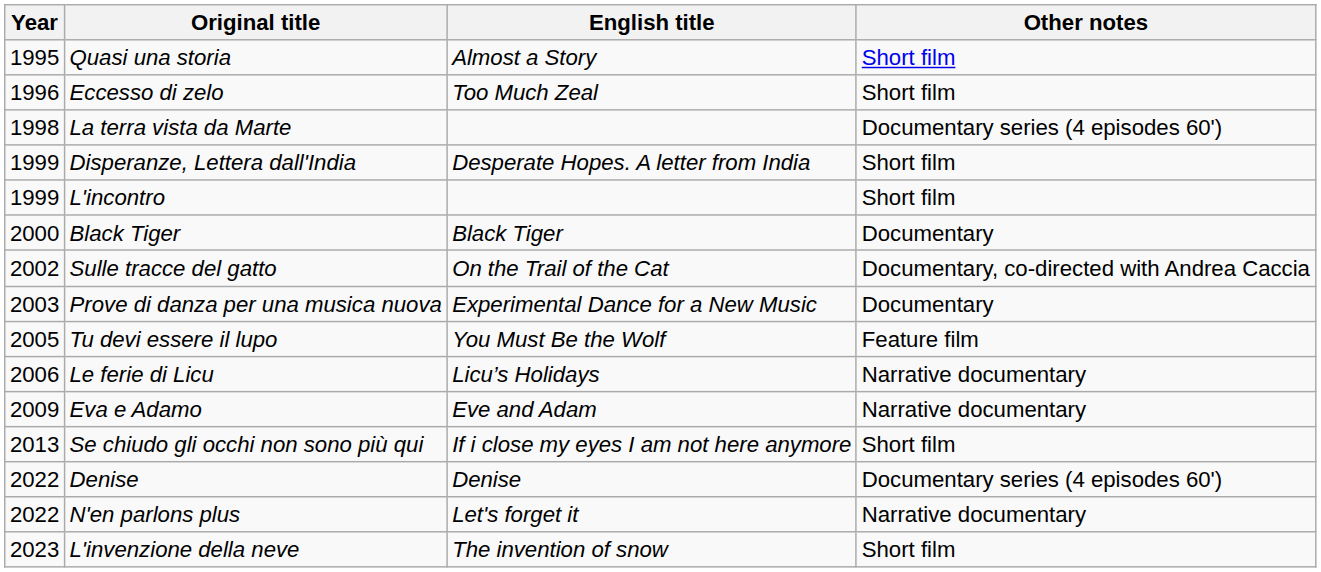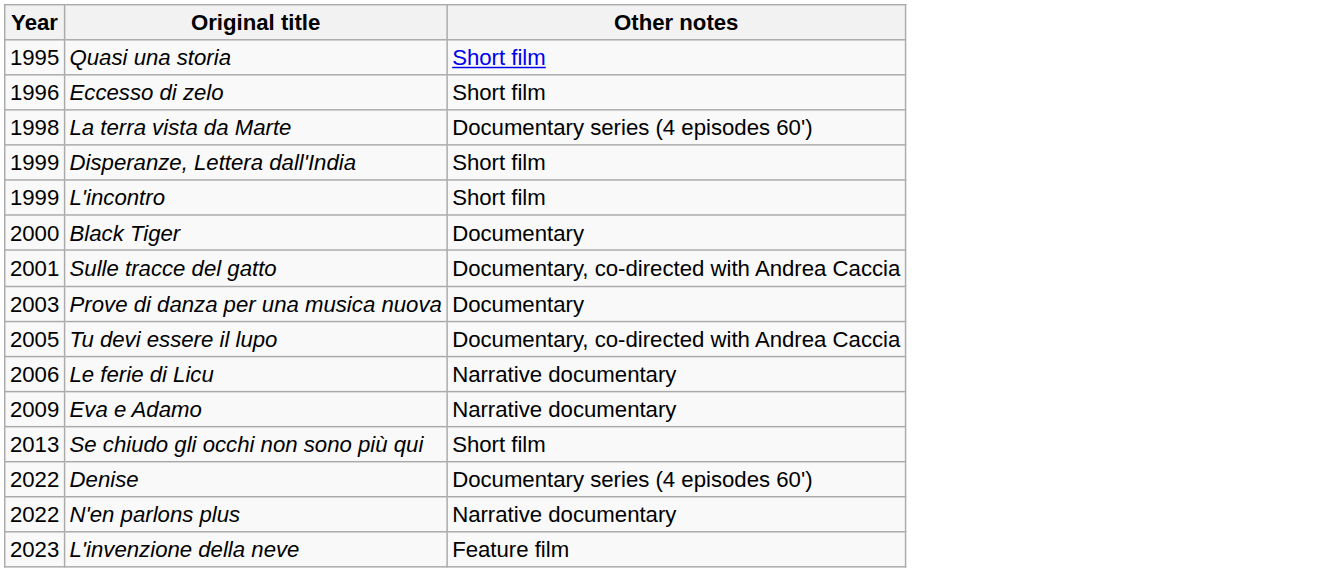- column: (652, 22)
(35, 268) 2002 -> (35, 268) 2001
(920, 339) Feature film -> (676, 339) Documentary, co-directed with Andrea Caccia
(909, 549) Short film -> (511, 549) Feature film
